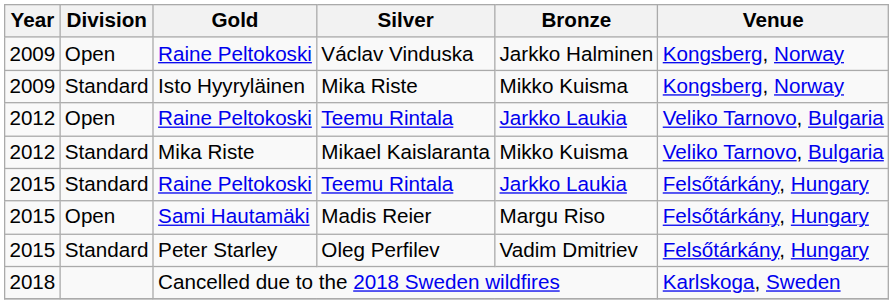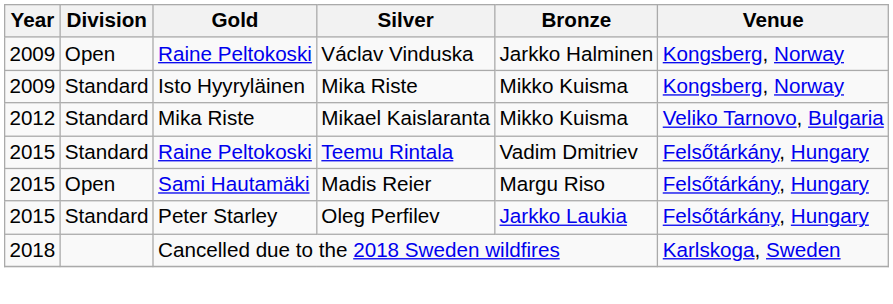- row: (32, 119)
(563, 184) Jarkko Laukia -> (569, 151) Vadim Dmitriev
(569, 250) Vadim Dmitriev -> (563, 217) Jarkko Laukia
